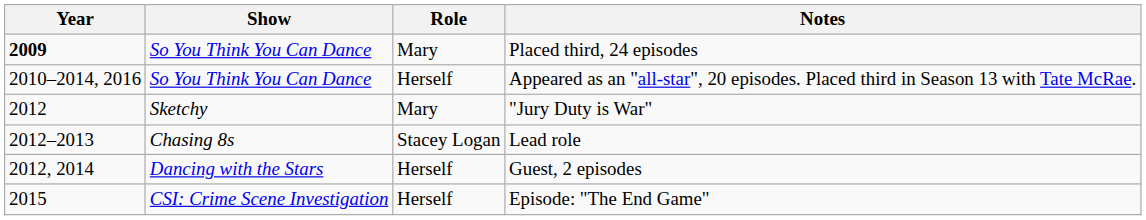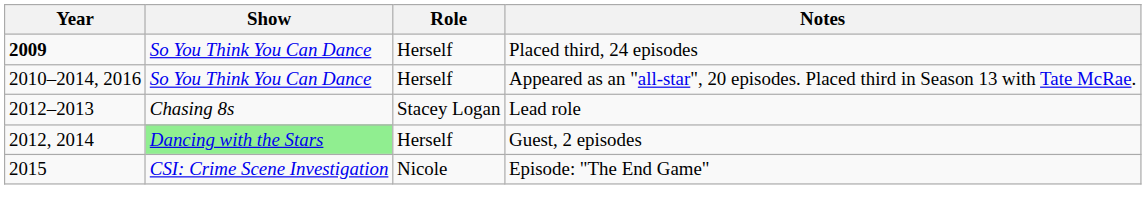(418, 49) Mary -> (425, 49) Herself
- row: (581, 109)
(237, 169) no background -> (237, 139) lightgreen background
(425, 199) Herself -> (422, 169) Nicole
